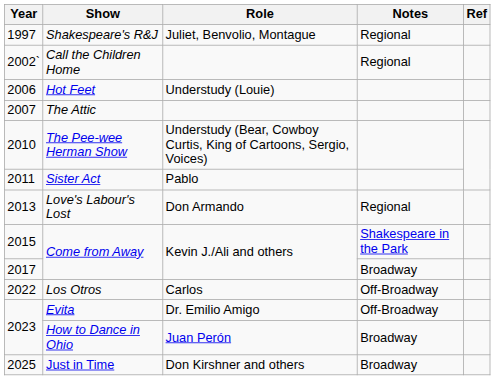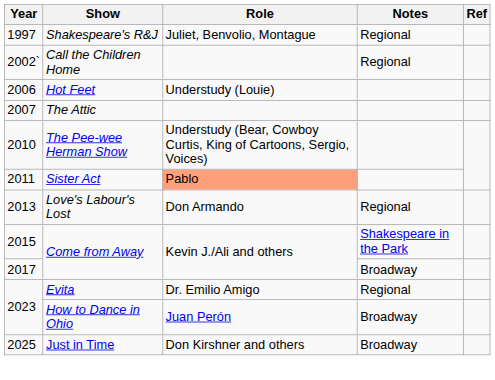(182, 179) no background -> (182, 179) lightsalmon background
- row: (22, 289)
(399, 309) Off-Broadway -> (385, 289) Regional
